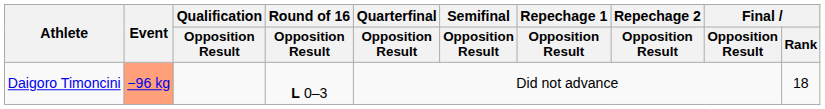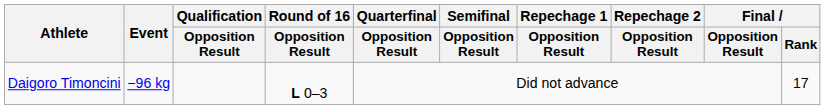(149, 84) lightsalmon background -> (149, 84) no background
(801, 84) 18 -> (801, 84) 17
